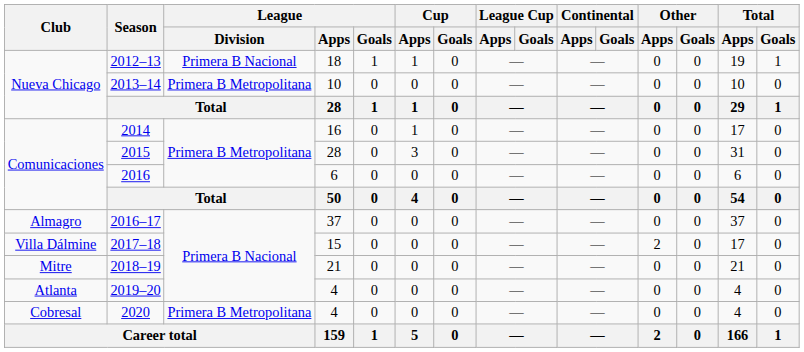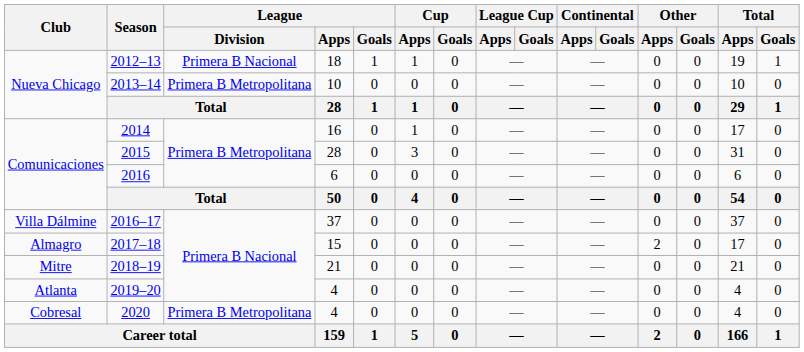(56, 221) Almagro -> (56, 221) Villa Dálmine
(56, 244) Villa Dálmine -> (56, 244) Almagro
